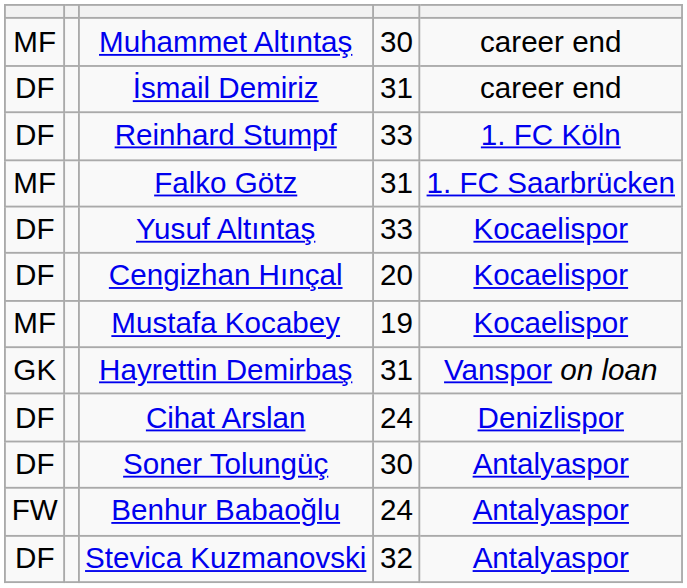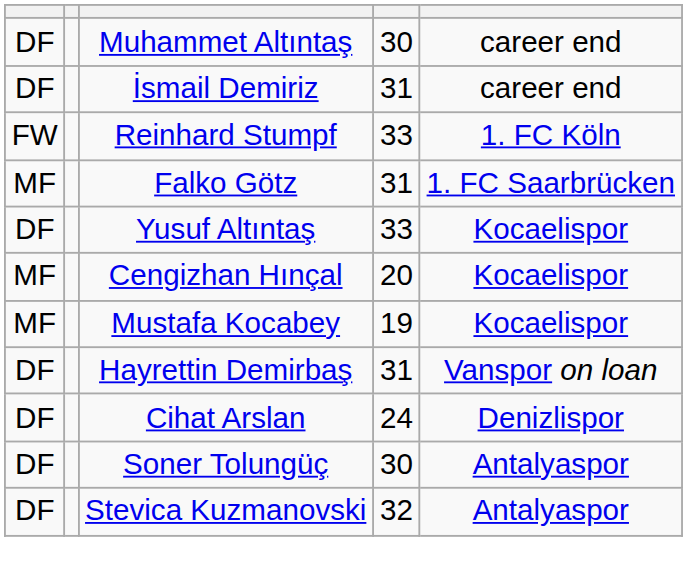(35, 41) MF -> (35, 41) DF
(35, 135) DF -> (35, 135) FW
(35, 276) DF -> (35, 276) MF
(35, 370) GK -> (35, 370) DF
- row: (226, 511)
